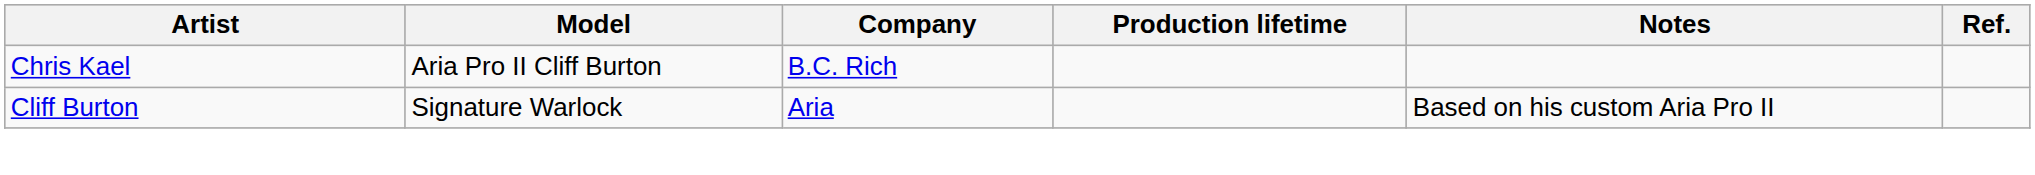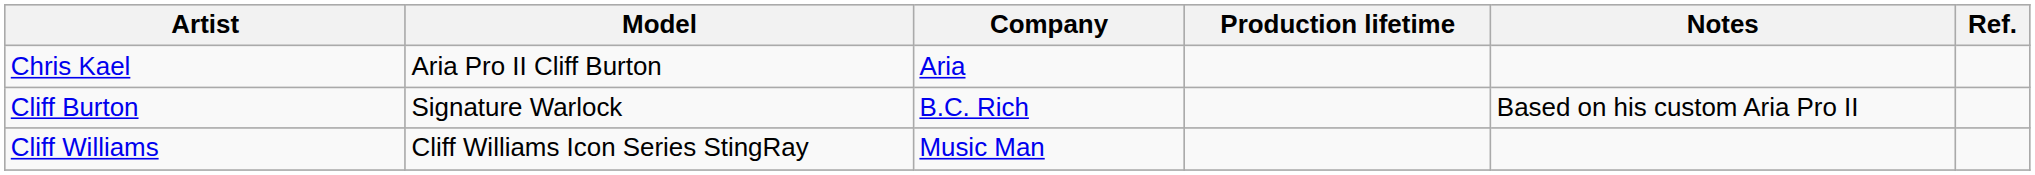(842, 66) B.C. Rich -> (942, 66) Aria
(811, 107) Aria -> (974, 107) B.C. Rich
+ row: (85, 148)
